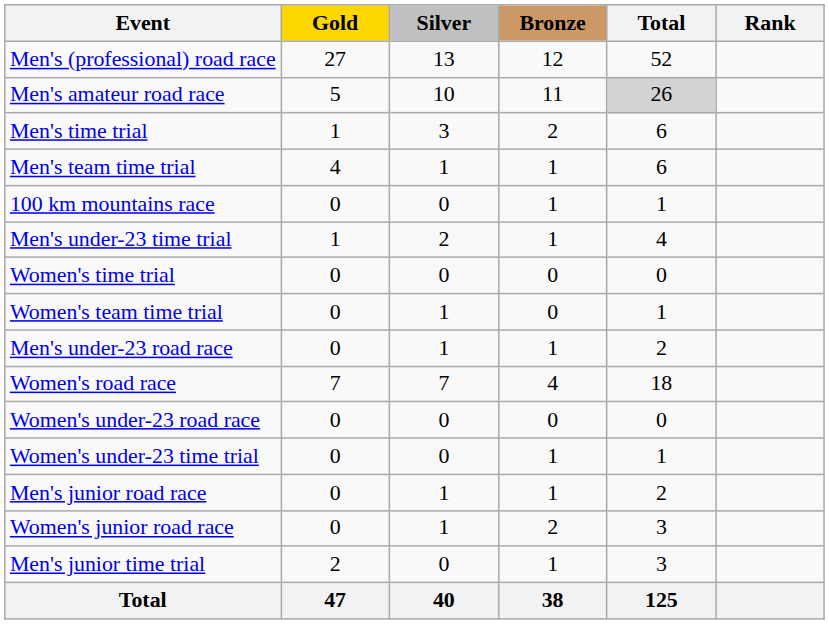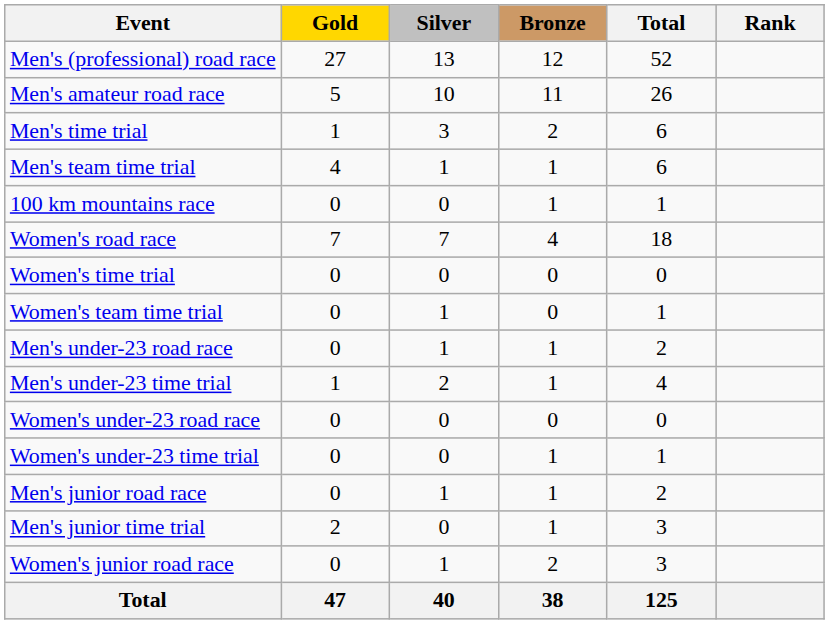(661, 95) lightgrey background -> (661, 95) no background
rows swapped: (93, 383) <-> (121, 239)
rows swapped: (108, 564) <-> (122, 528)
